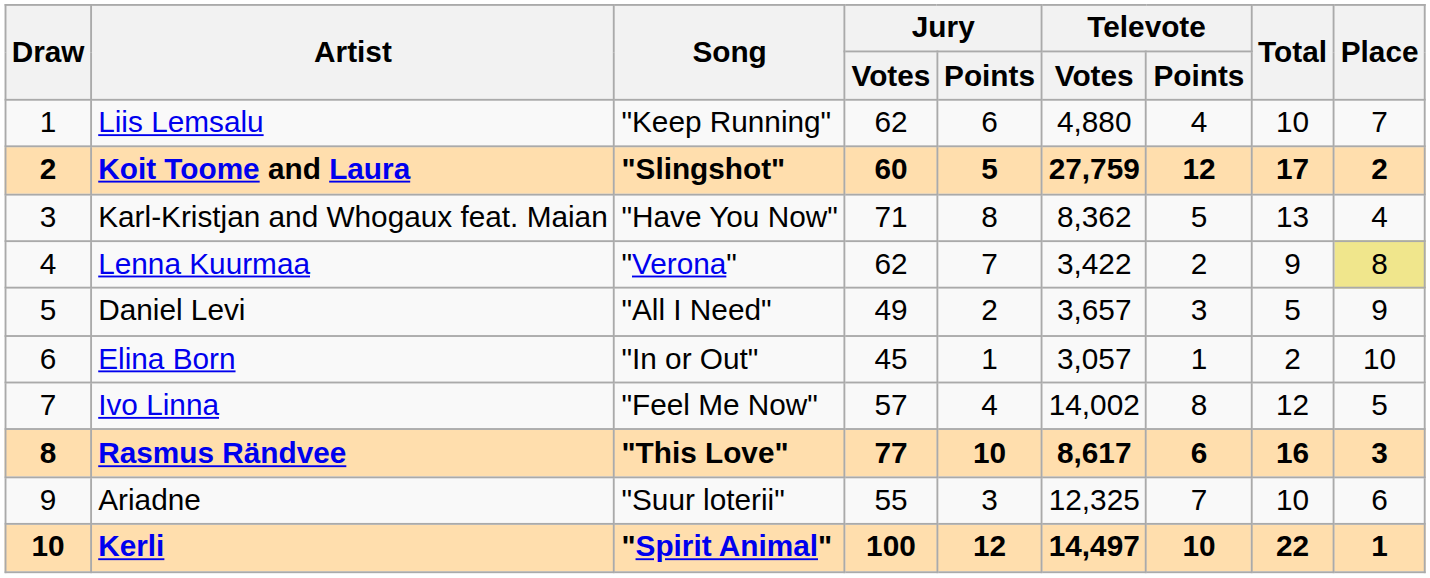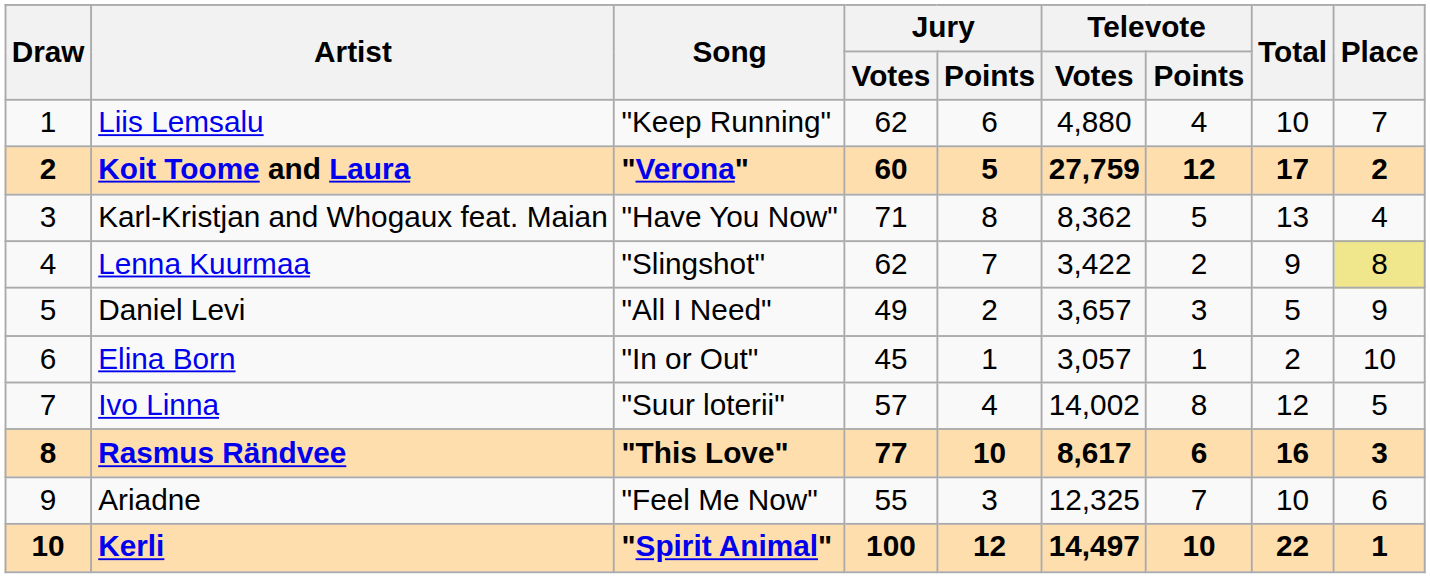(703, 169) "Slingshot" -> (685, 169) "Verona"
(679, 264) "Verona" -> (693, 264) "Slingshot"
(720, 405) "Feel Me Now" -> (703, 405) "Suur loterii"
(703, 500) "Suur loterii" -> (720, 500) "Feel Me Now"
